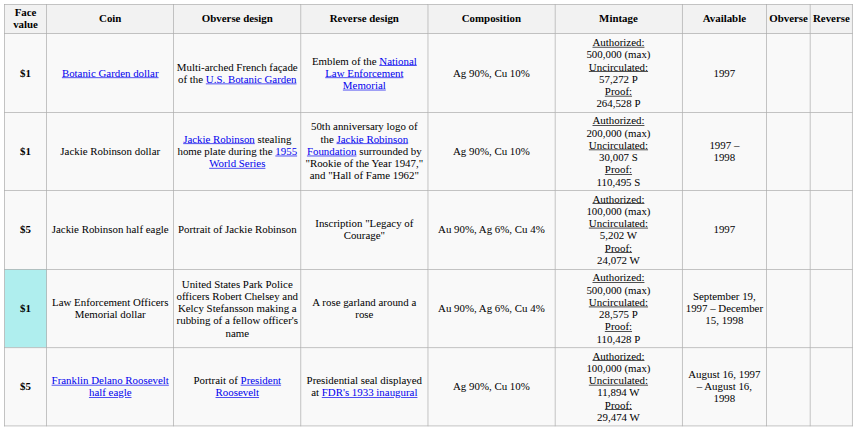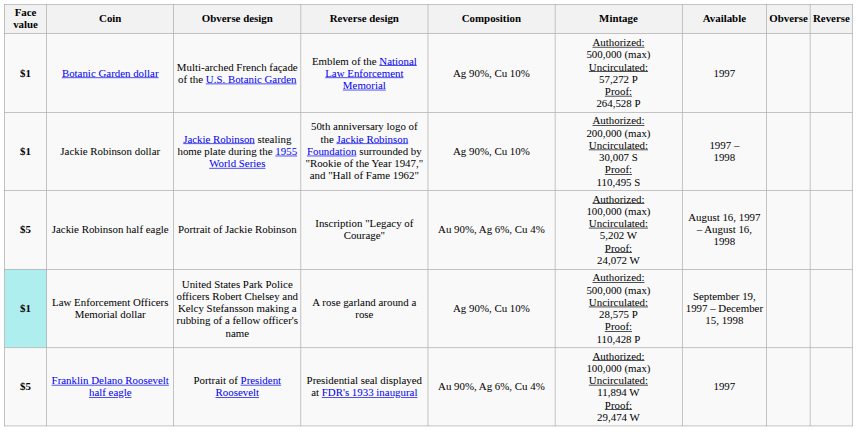(724, 230) 1997 -> (724, 230) August 16, 1997 – August 16, 1998
(491, 308) Au 90%, Ag 6%, Cu 4% -> (491, 308) Ag 90%, Cu 10%
(491, 387) Ag 90%, Cu 10% -> (491, 387) Au 90%, Ag 6%, Cu 4%
(724, 387) August 16, 1997 – August 16, 1998 -> (724, 387) 1997
